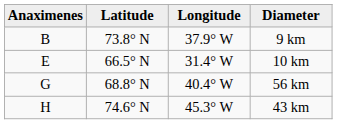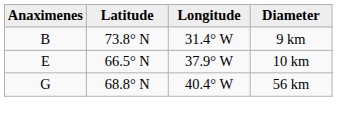(209, 38) 37.9° W -> (209, 38) 31.4° W
(209, 61) 31.4° W -> (209, 61) 37.9° W
- row: (291, 107)
